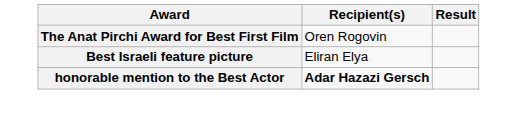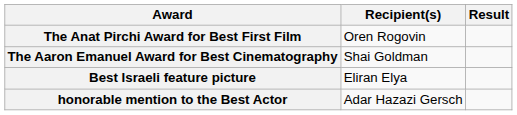+ row: (173, 57)
(367, 78) bold -> (403, 99) normal
